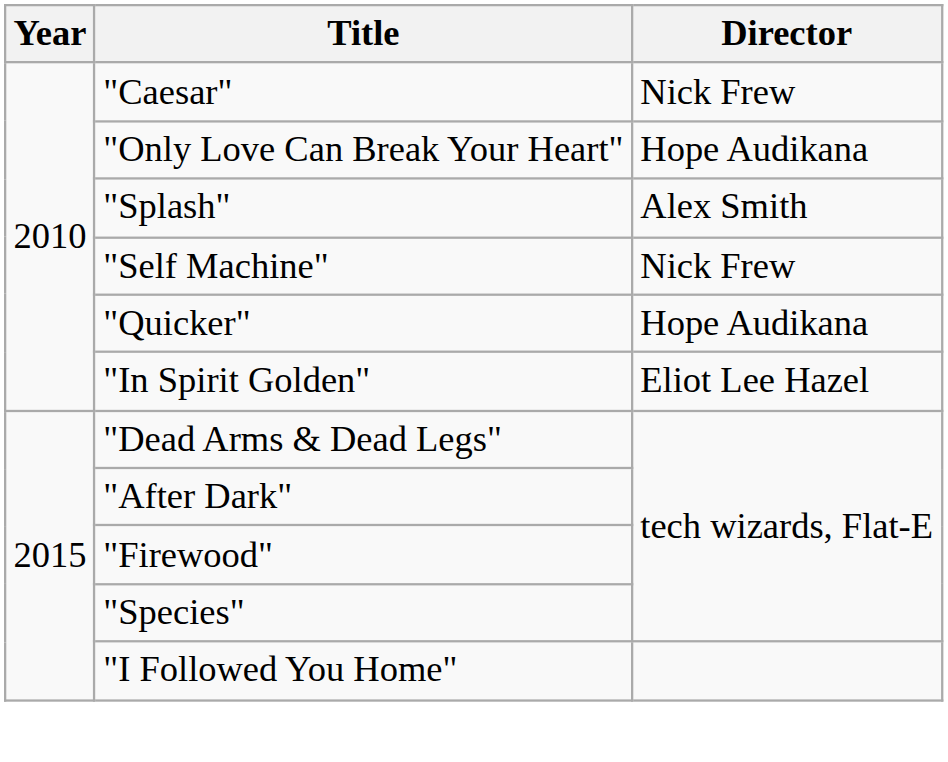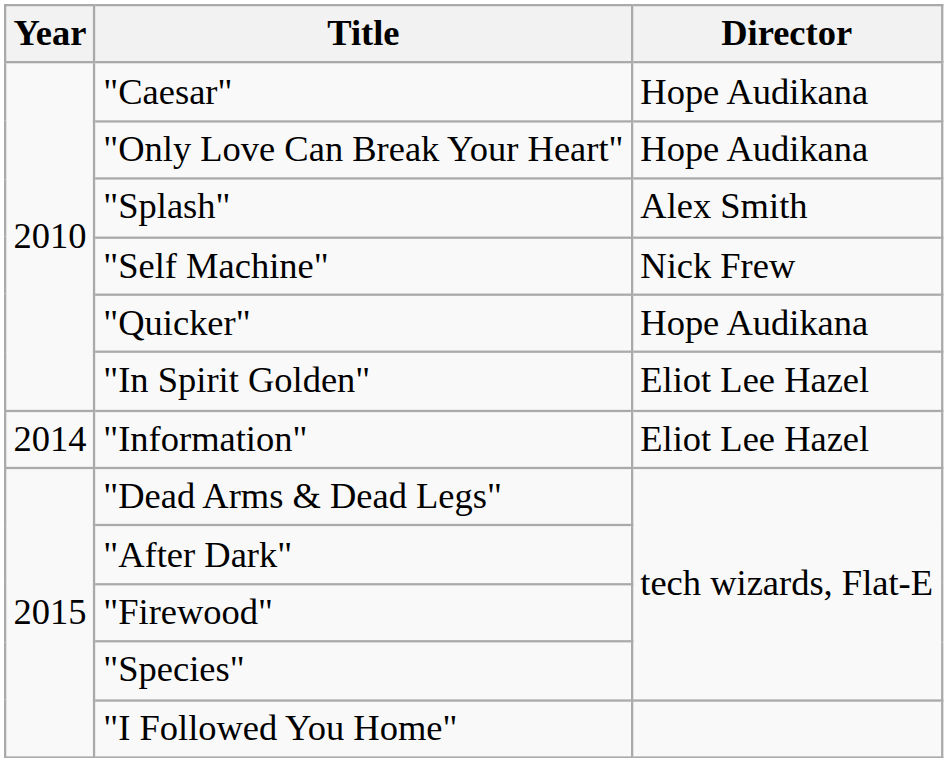(718, 91) Nick Frew -> (754, 91) Hope Audikana
+ row: (205, 438)
